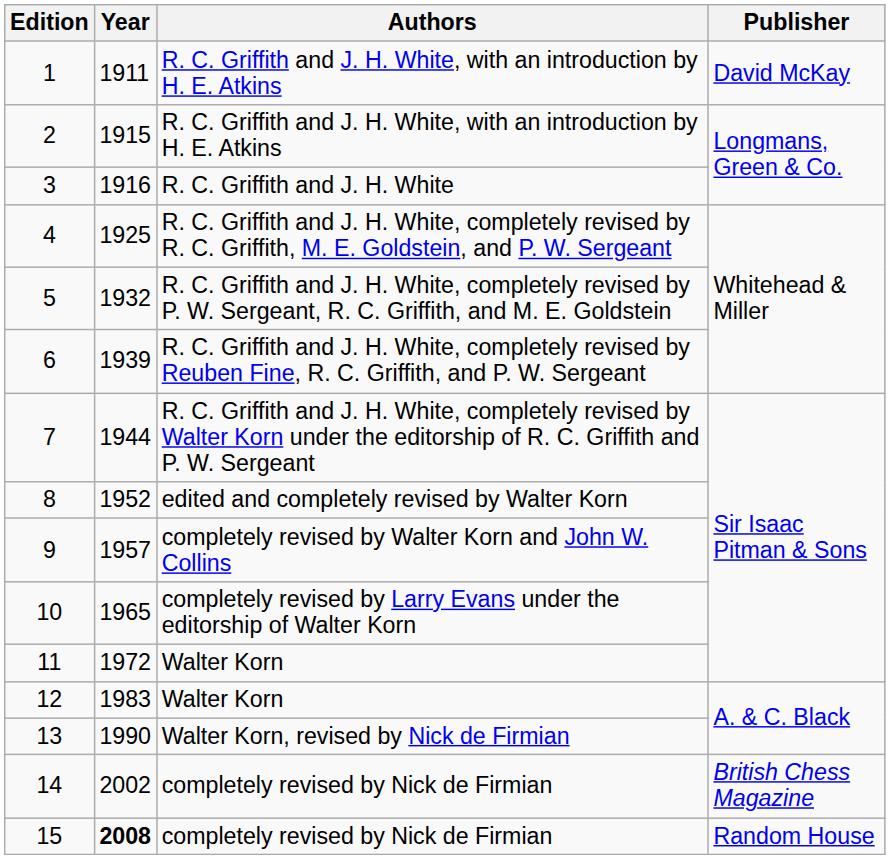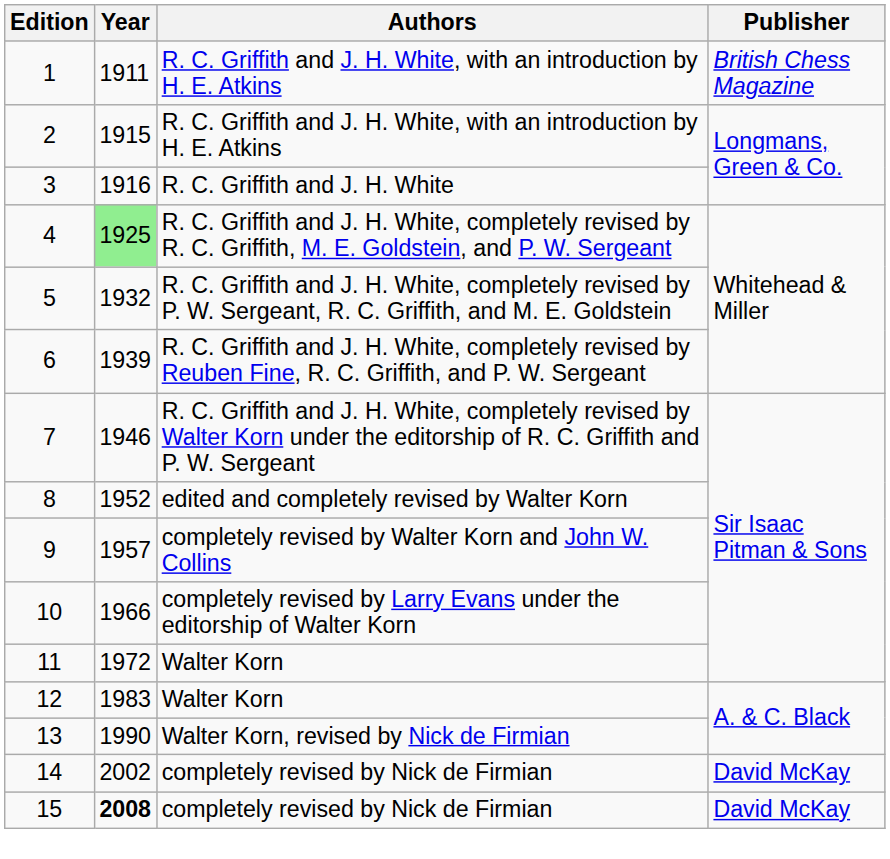(782, 72) David McKay -> (782, 72) British Chess Magazine
(125, 235) no background -> (125, 235) lightgreen background
(125, 437) 1944 -> (125, 437) 1946
(125, 612) 1965 -> (125, 612) 1966
(782, 785) British Chess Magazine -> (782, 772) David McKay
(794, 835) Random House -> (782, 809) David McKay
